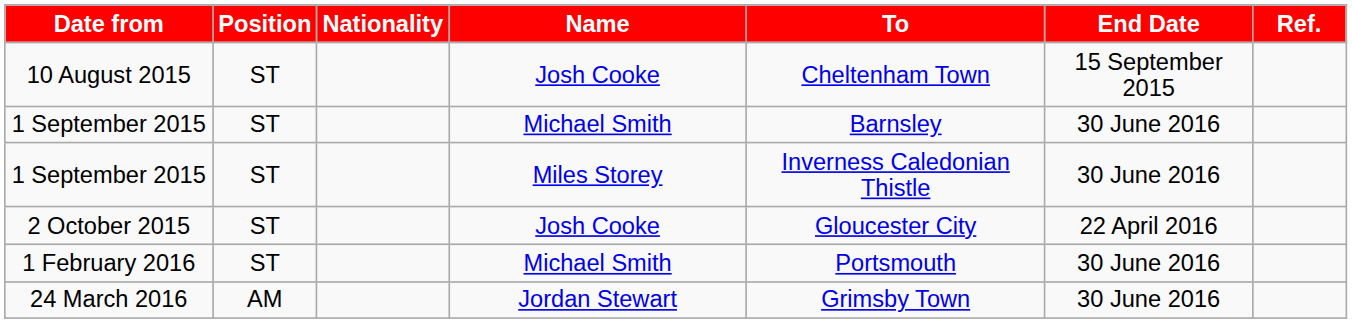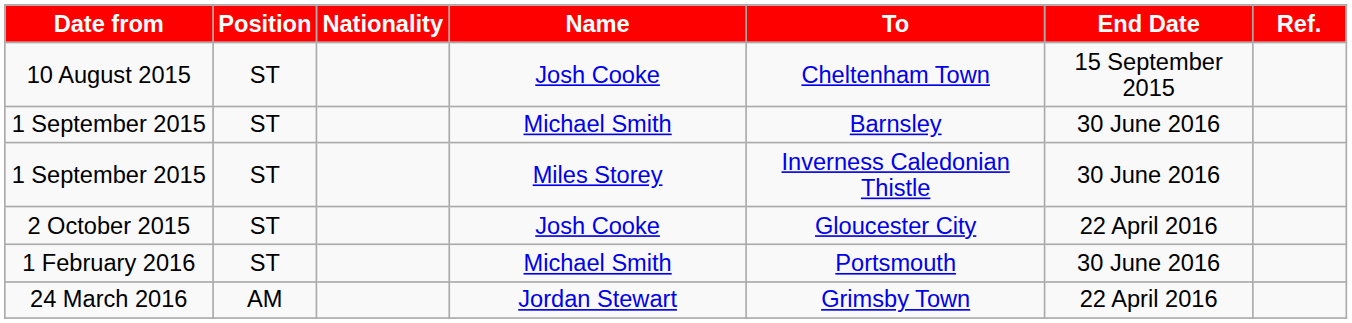(1149, 300) 30 June 2016 -> (1149, 300) 22 April 2016
